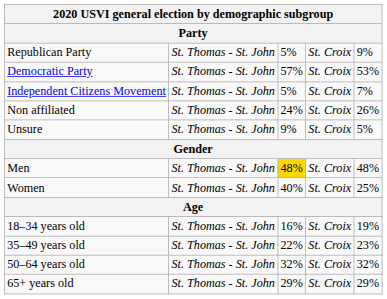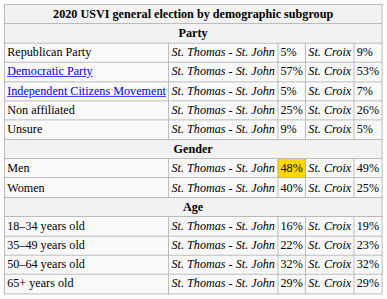(292, 110) 24% -> (292, 110) 25%
(368, 168) 48% -> (368, 168) 49%
